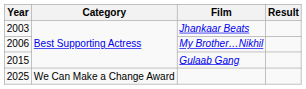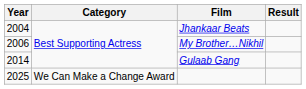(18, 29) 2003 -> (18, 29) 2004
(18, 60) 2015 -> (18, 60) 2014
